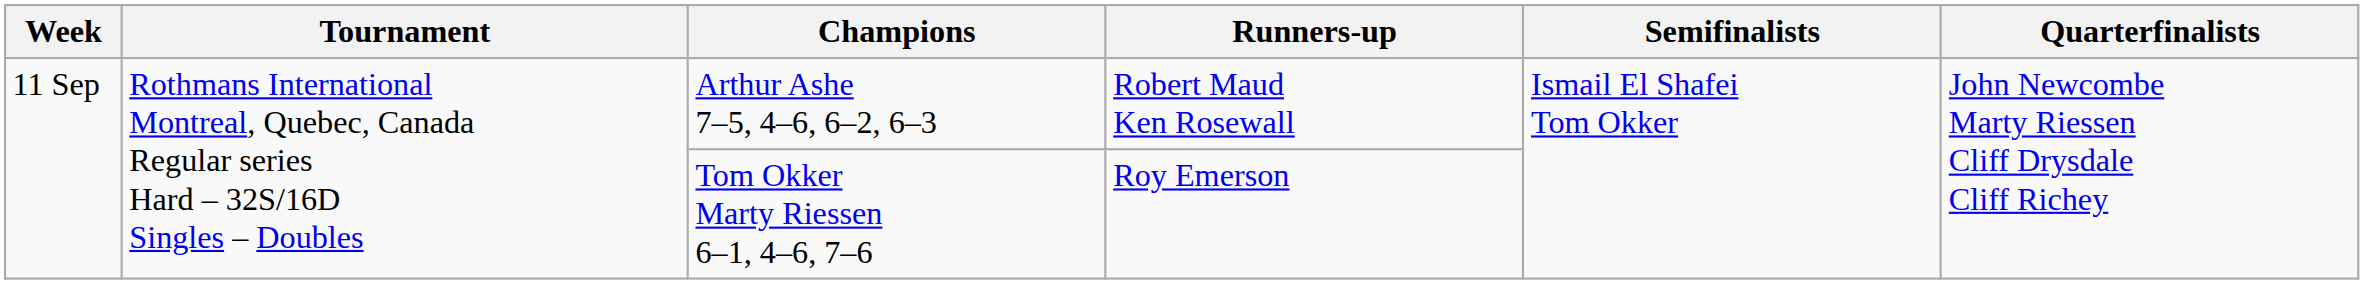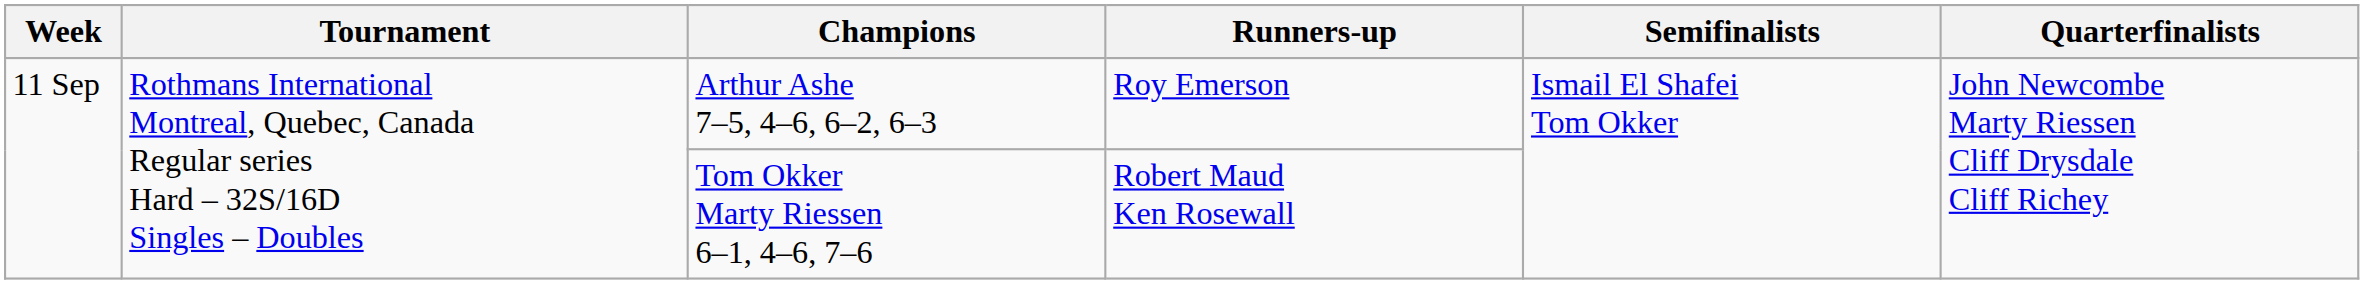(1204, 103) Robert Maud Ken Rosewall -> (1201, 84) Roy Emerson
(1201, 175) Roy Emerson -> (1204, 194) Robert Maud Ken Rosewall
